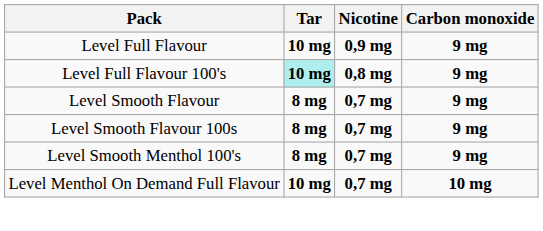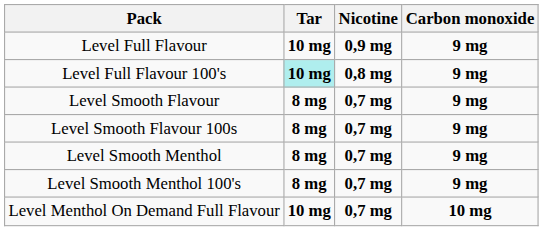+ row: (144, 156)
